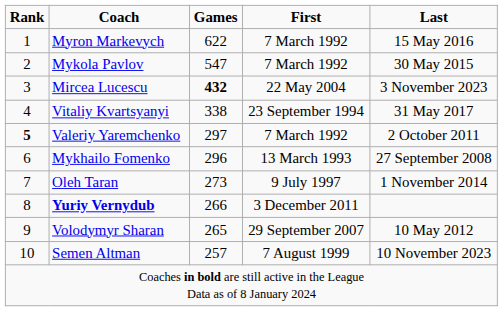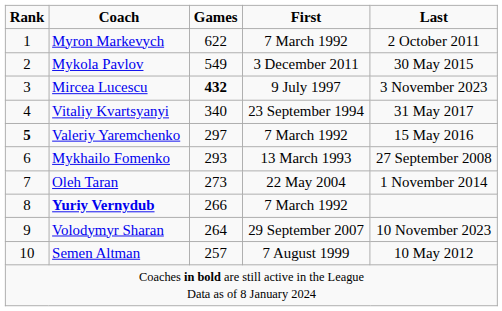(434, 40) 15 May 2016 -> (434, 40) 2 October 2011
(216, 64) 547 -> (216, 64) 549
(306, 64) 7 March 1992 -> (306, 64) 3 December 2011
(306, 87) 22 May 2004 -> (306, 87) 9 July 1997
(216, 111) 338 -> (216, 111) 340
(434, 135) 2 October 2011 -> (434, 135) 15 May 2016
(216, 158) 296 -> (216, 158) 293
(306, 182) 9 July 1997 -> (306, 182) 22 May 2004
(306, 205) 3 December 2011 -> (306, 205) 7 March 1992
(216, 229) 265 -> (216, 229) 264
(434, 229) 10 May 2012 -> (434, 229) 10 November 2023
(434, 253) 10 November 2023 -> (434, 253) 10 May 2012
